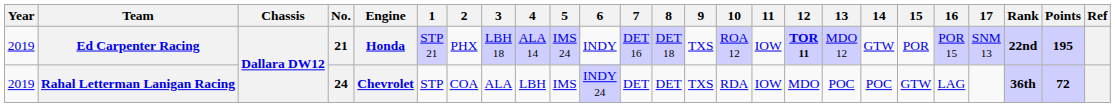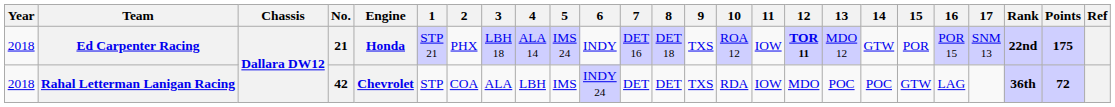(21, 45) 2019 -> (21, 45) 2018
(1063, 45) 195 -> (1063, 45) 175
(21, 83) 2019 -> (21, 83) 2018
(341, 83) 24 -> (341, 83) 42
